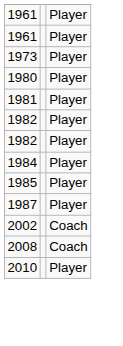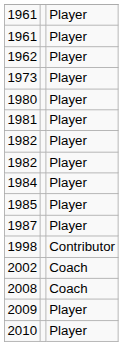+ row: (22, 57)
+ row: (22, 246)
+ row: (22, 309)
